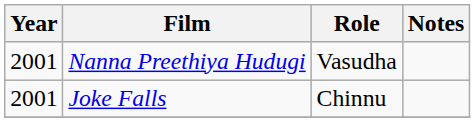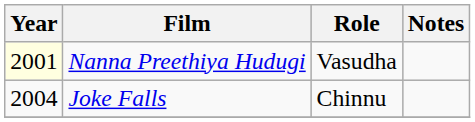(34, 60) no background -> (34, 60) lightyellow background
(34, 98) 2001 -> (34, 98) 2004
